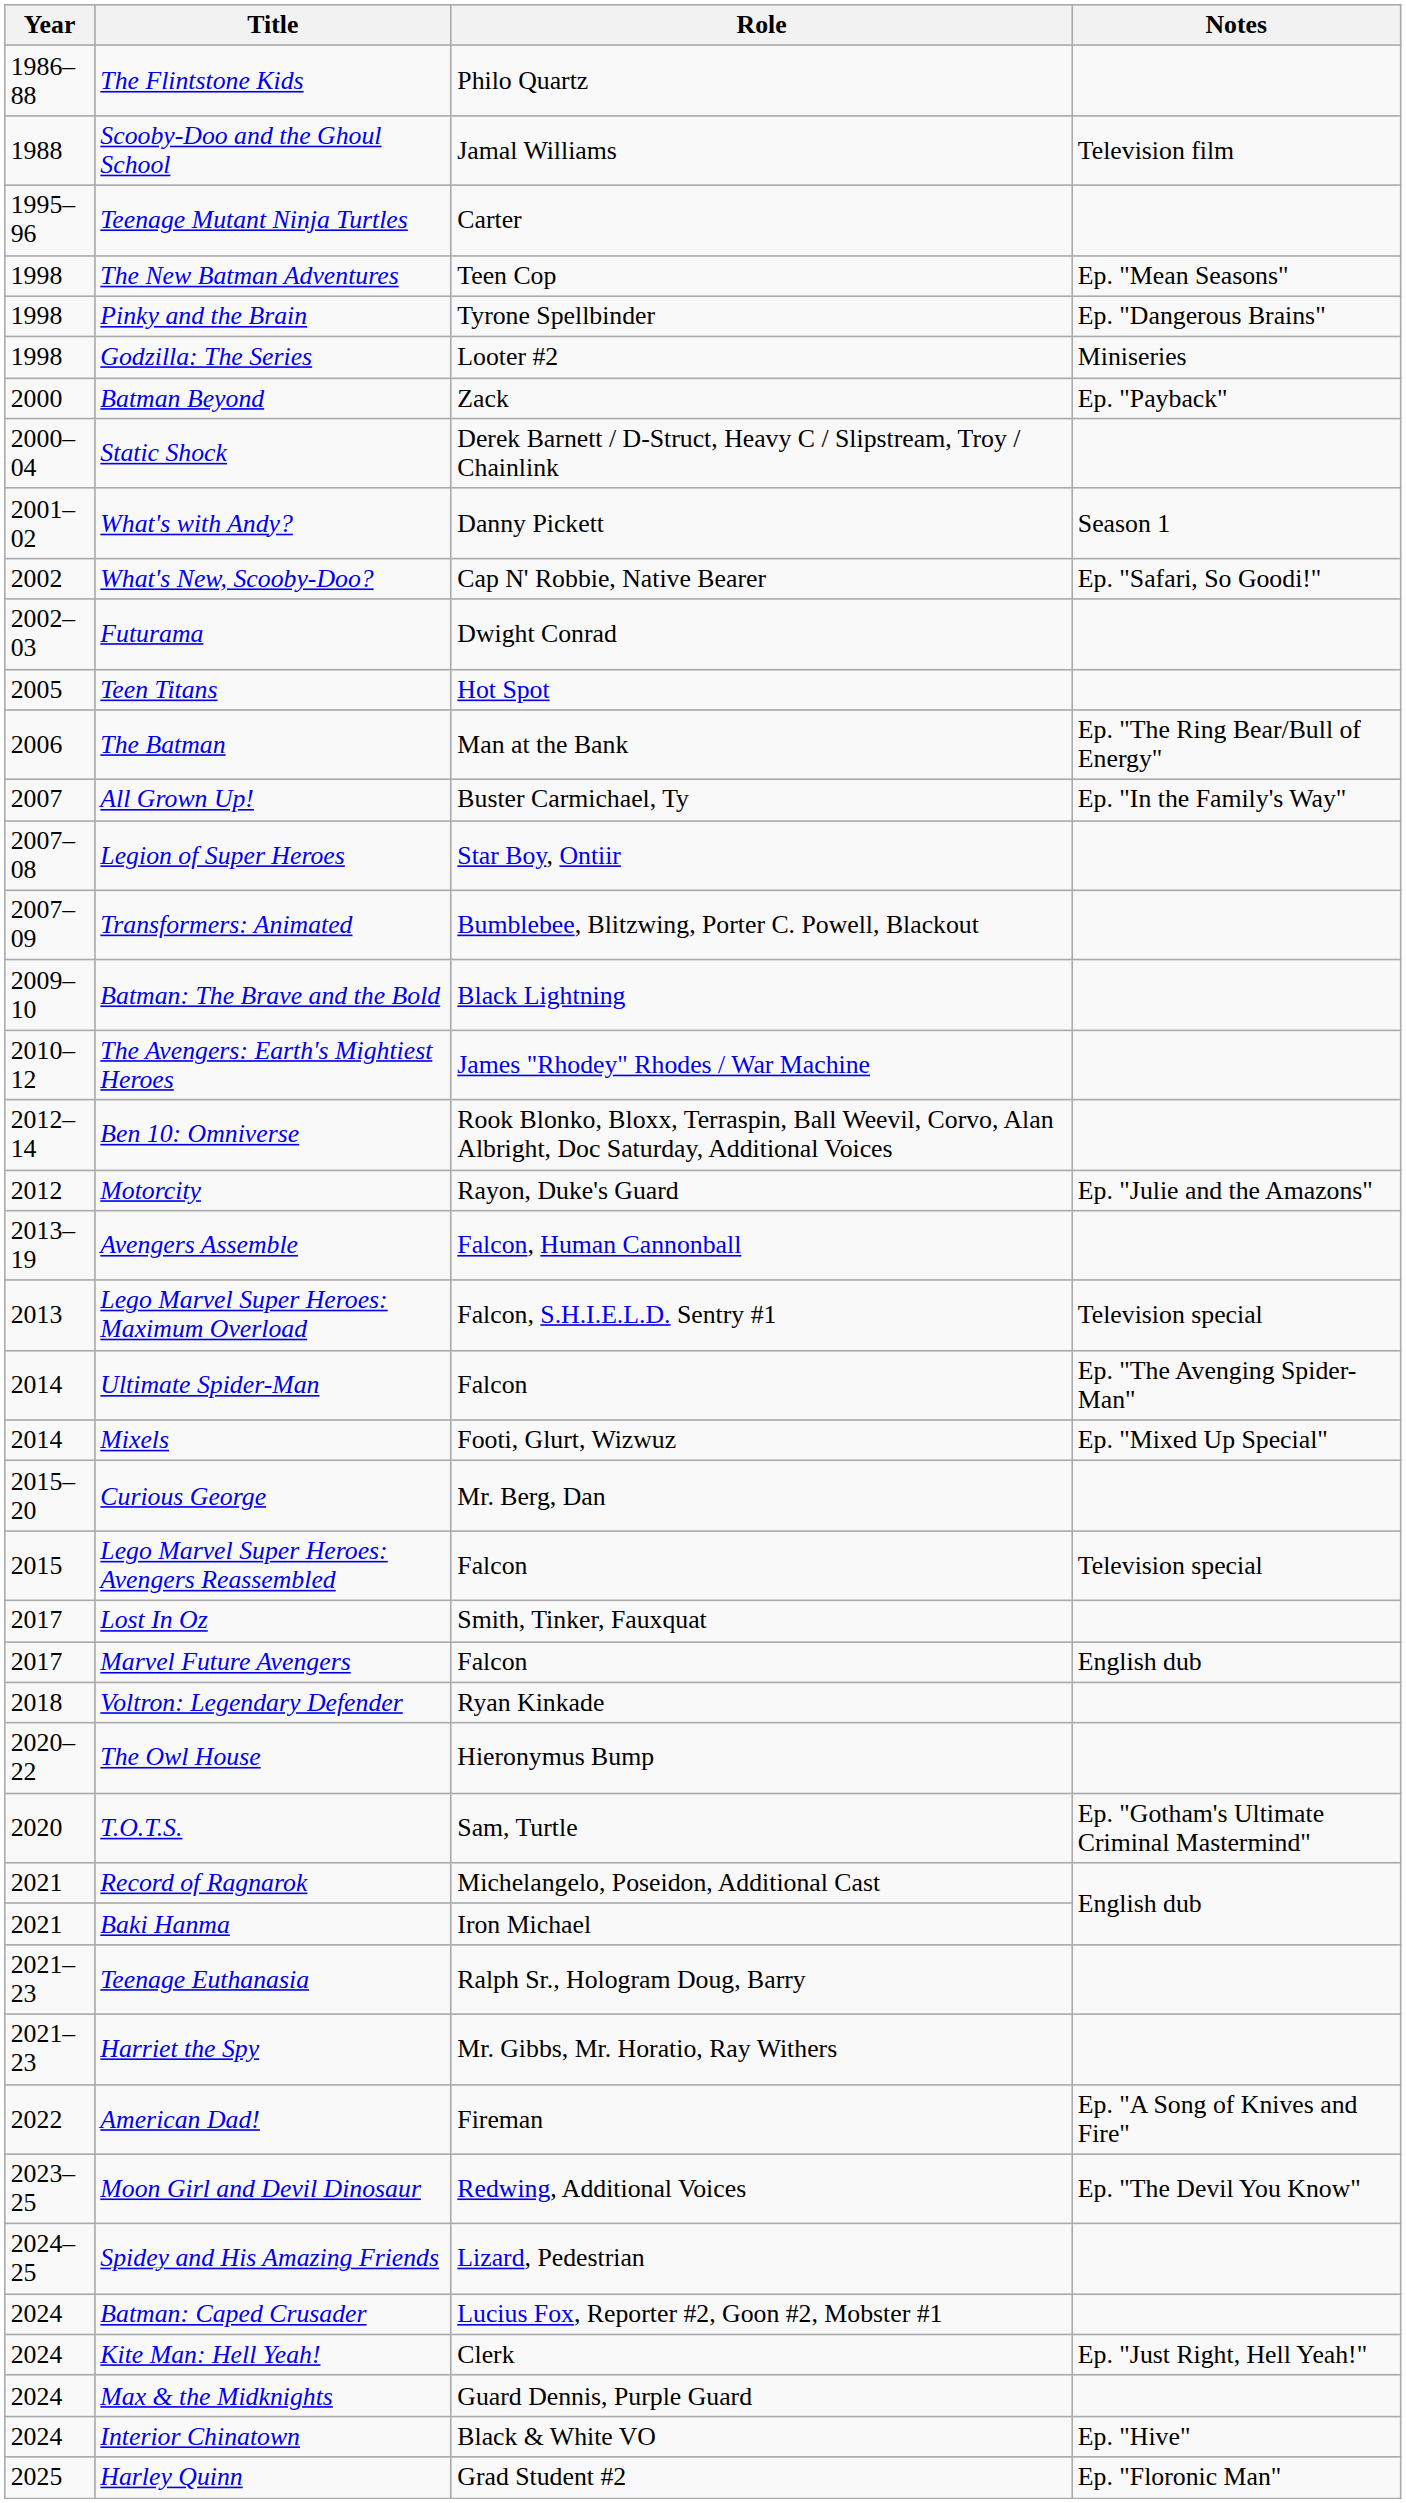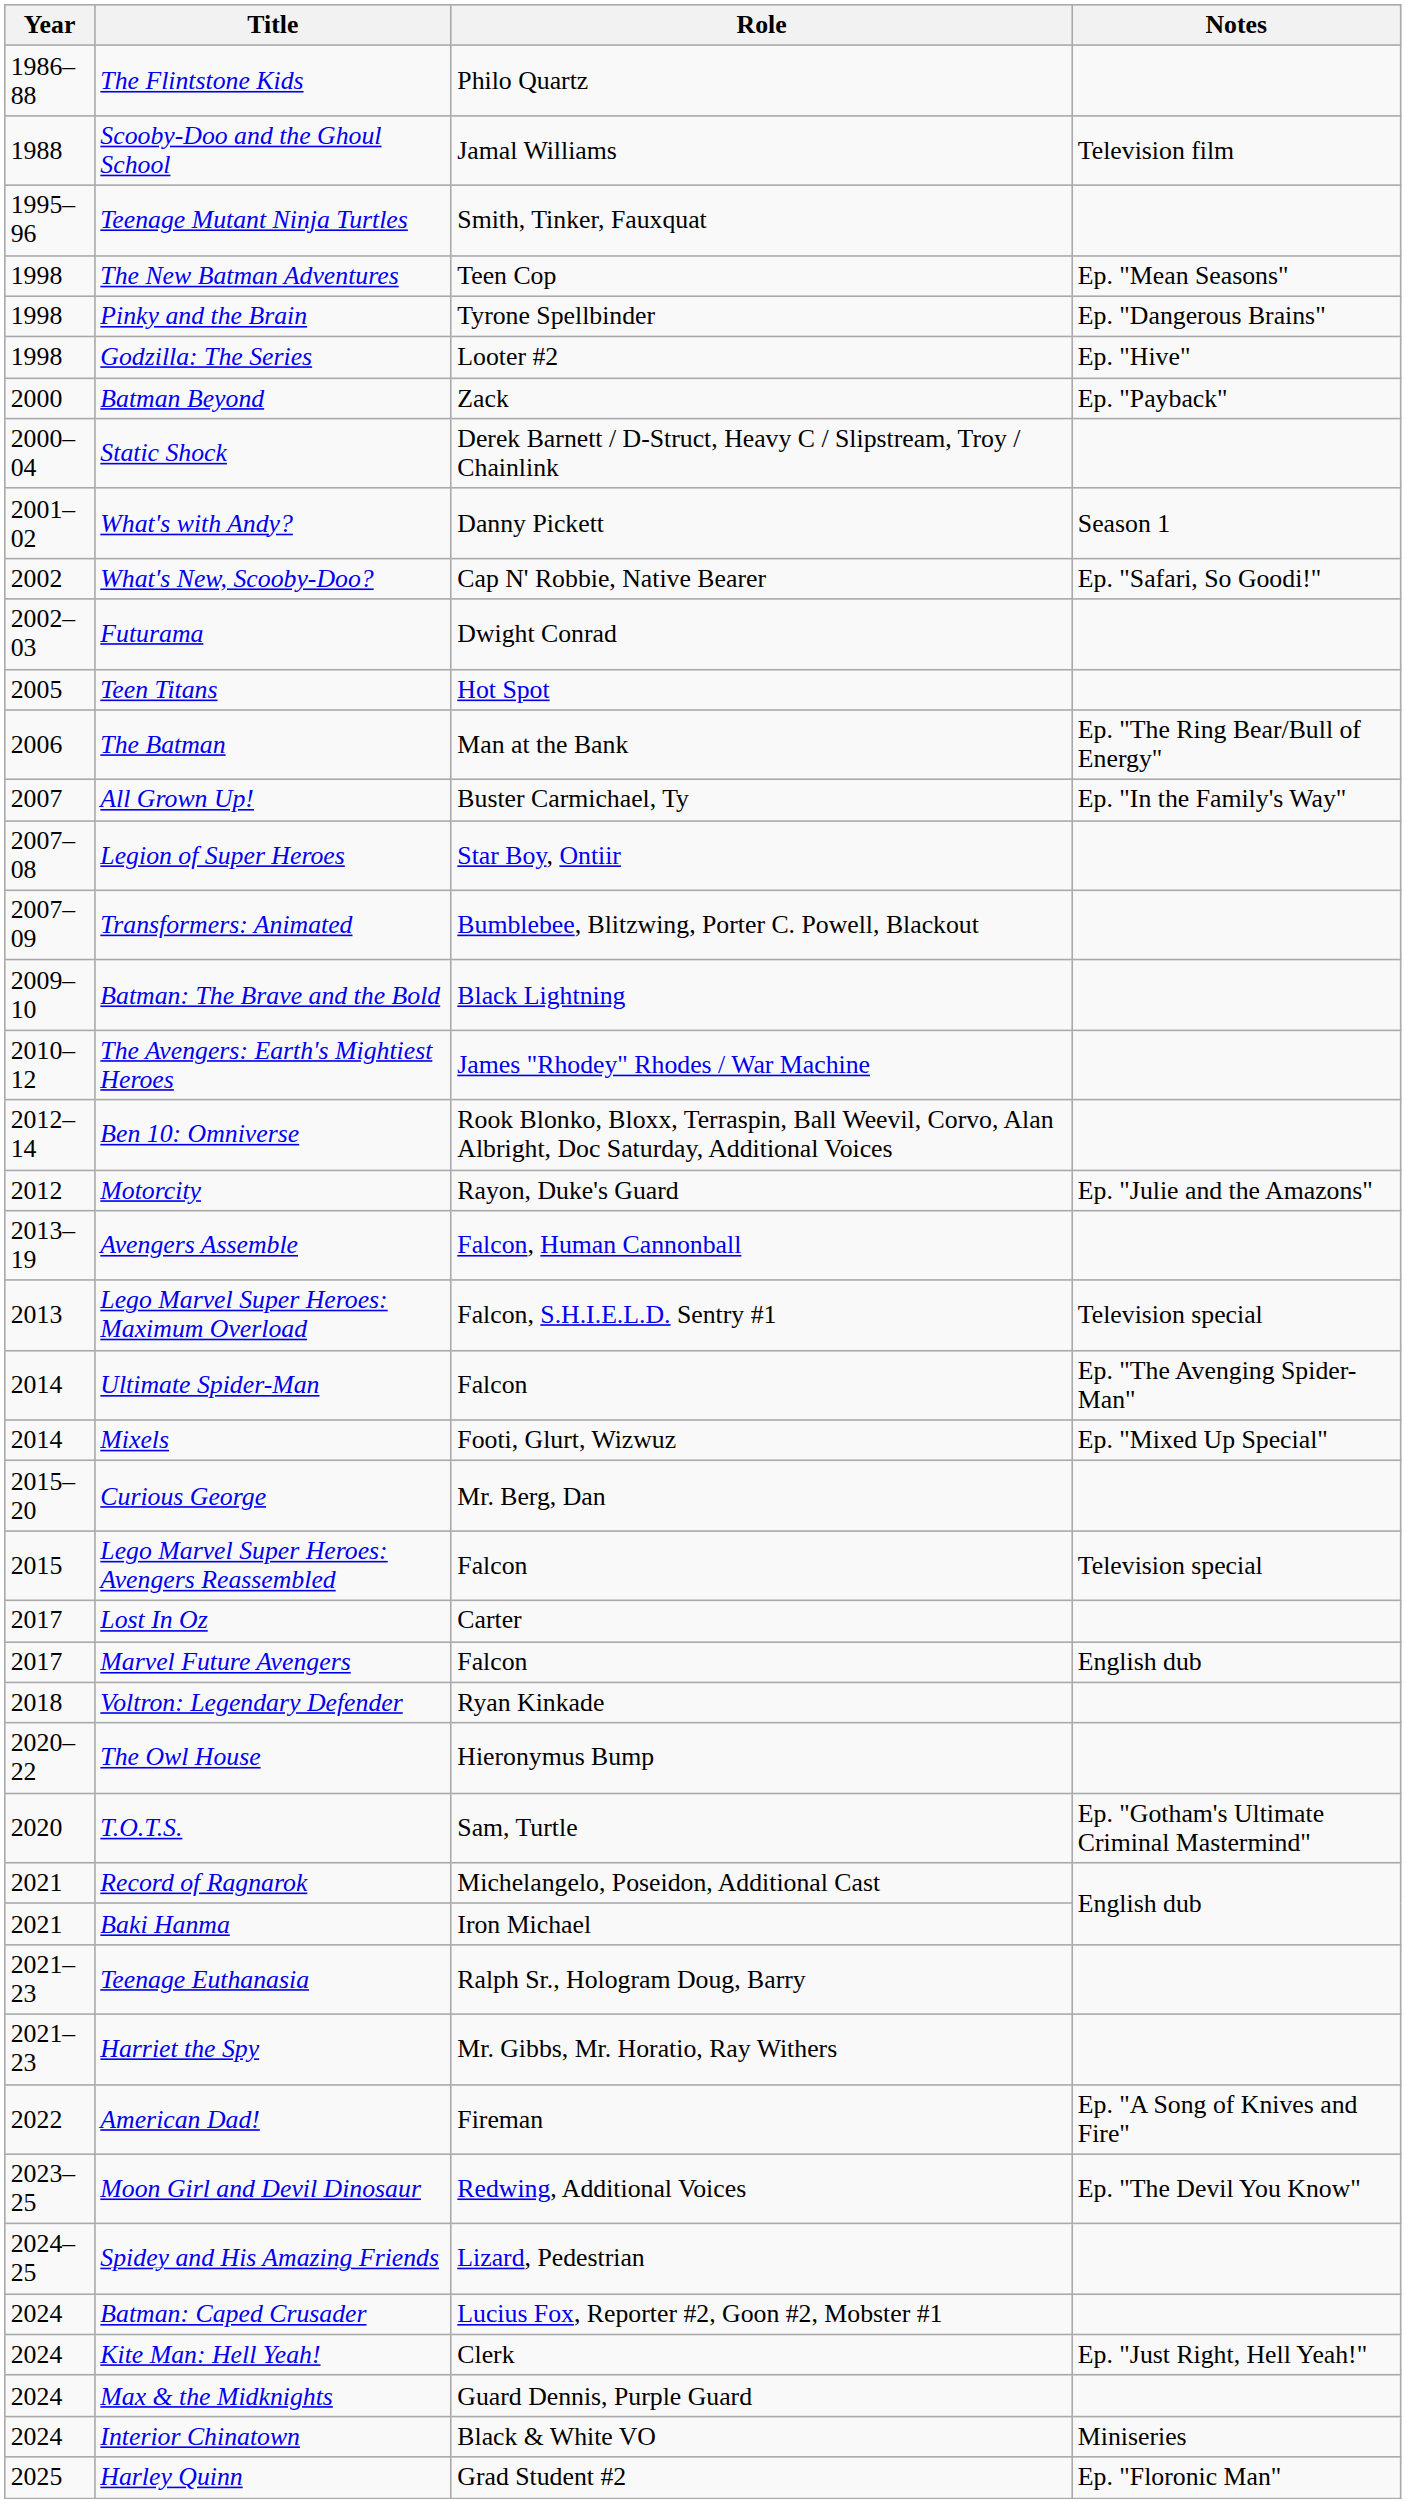(490, 219) Carter -> (582, 219) Smith, Tinker, Fauxquat
(1132, 356) Miniseries -> (1134, 356) Ep. "Hive"
(582, 1620) Smith, Tinker, Fauxquat -> (490, 1620) Carter
(1134, 2436) Ep. "Hive" -> (1132, 2436) Miniseries
